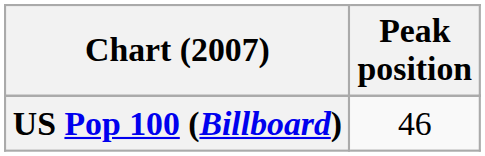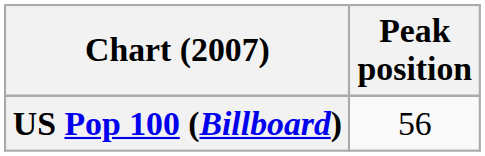(415, 122) 46 -> (415, 122) 56
